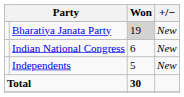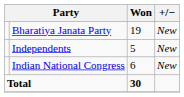(135, 30) lightgrey background -> (135, 30) no background
rows swapped: (68, 48) <-> (41, 65)
